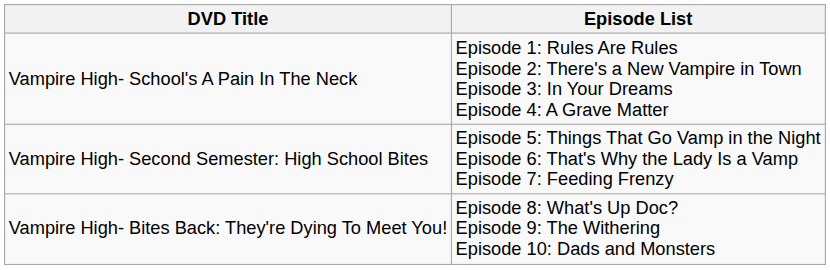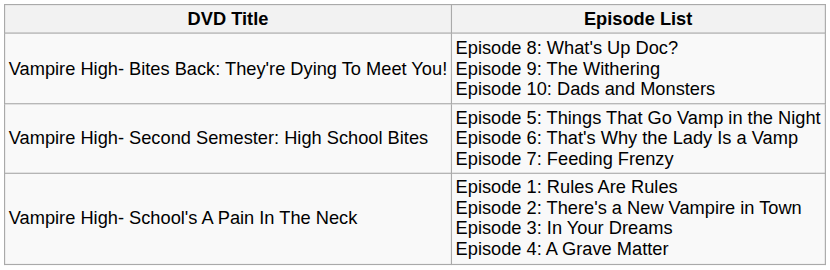rows swapped: (183, 78) <-> (228, 228)
